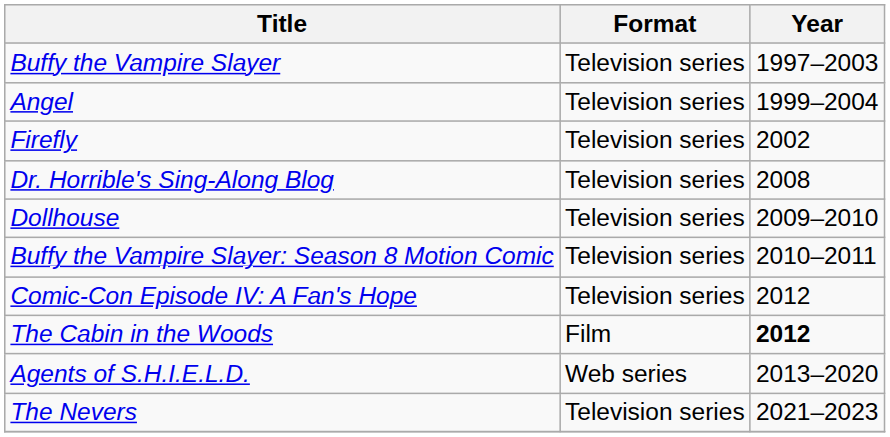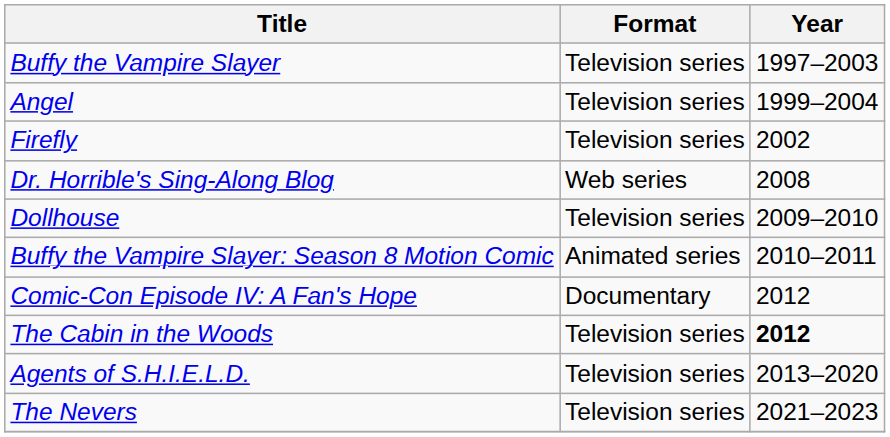(655, 179) Television series -> (626, 179) Web series
(655, 256) Television series -> (653, 256) Animated series
(655, 295) Television series -> (638, 295) Documentary
(588, 334) Film -> (655, 334) Television series
(626, 373) Web series -> (655, 373) Television series
